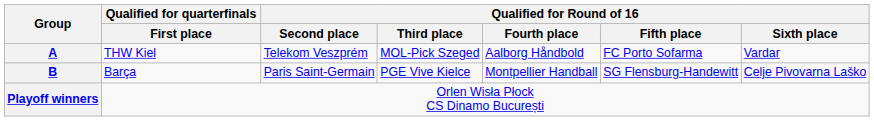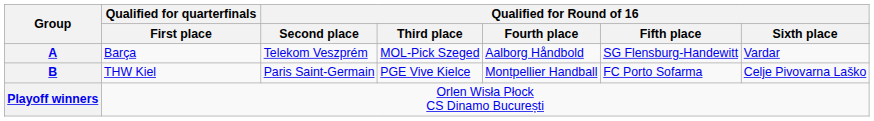(130, 53) THW Kiel -> (120, 53) Barça
(653, 53) FC Porto Sofarma -> (671, 53) SG Flensburg-Handewitt
(120, 72) Barça -> (130, 72) THW Kiel
(671, 72) SG Flensburg-Handewitt -> (653, 72) FC Porto Sofarma
